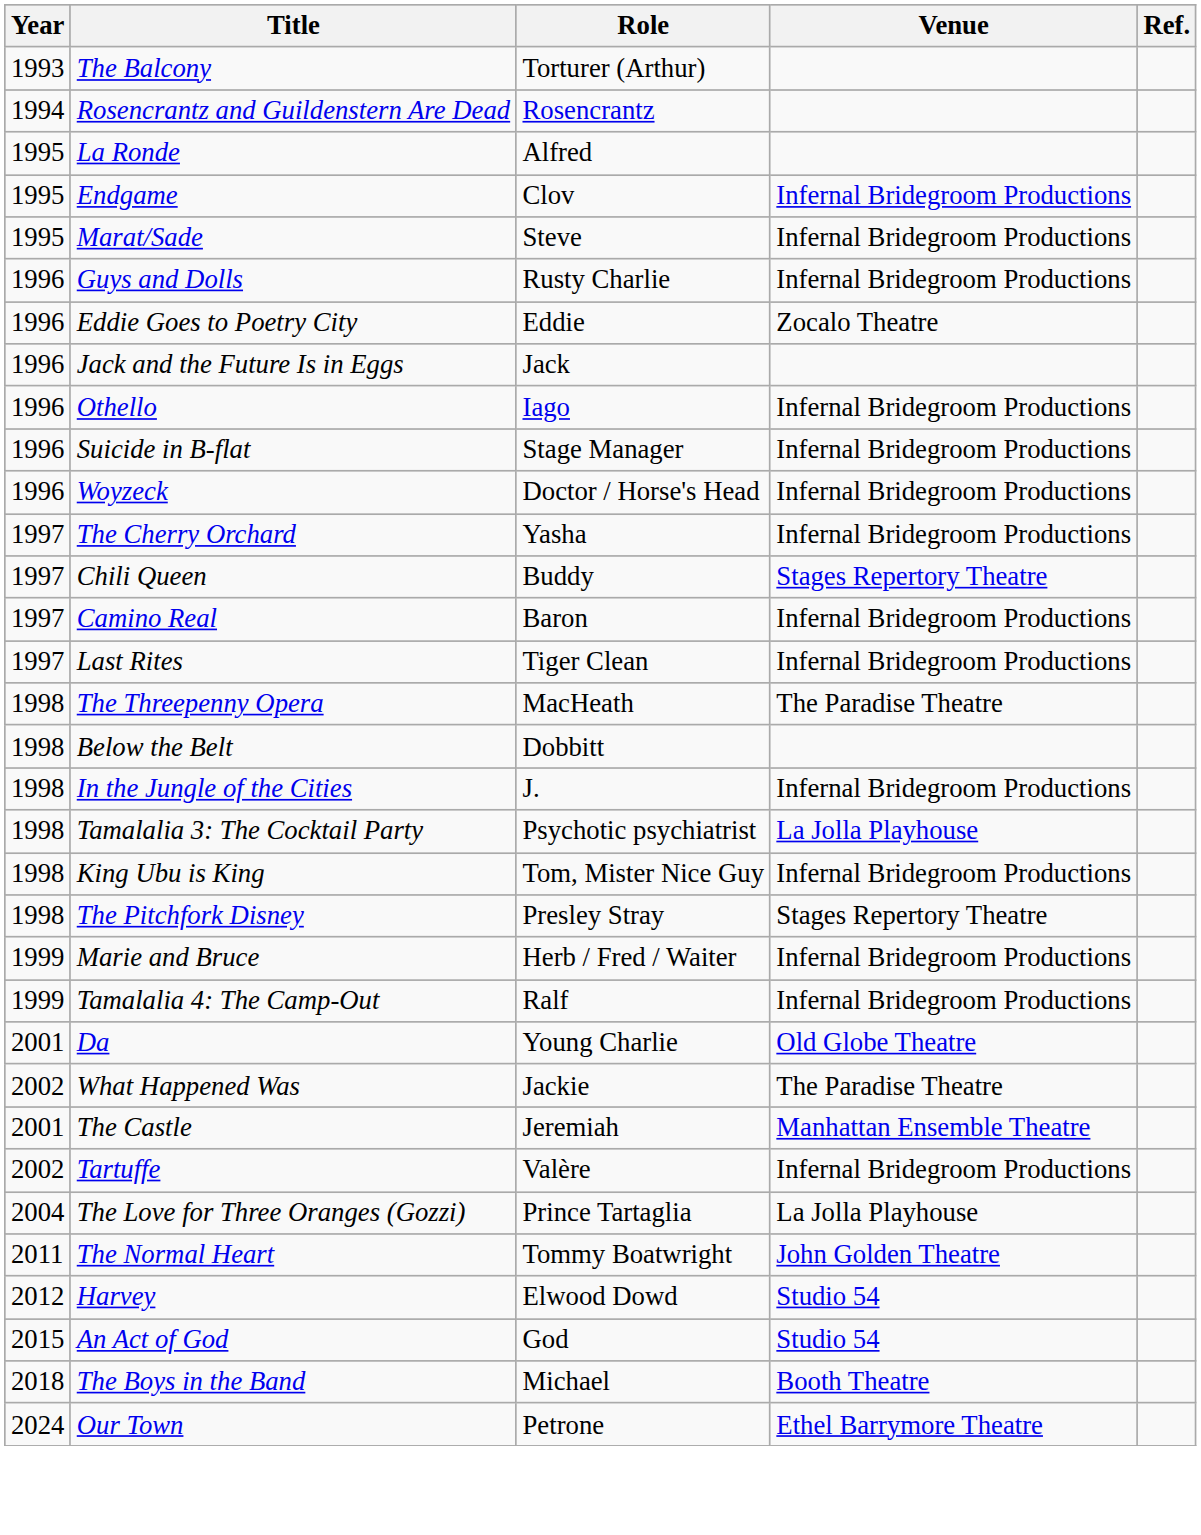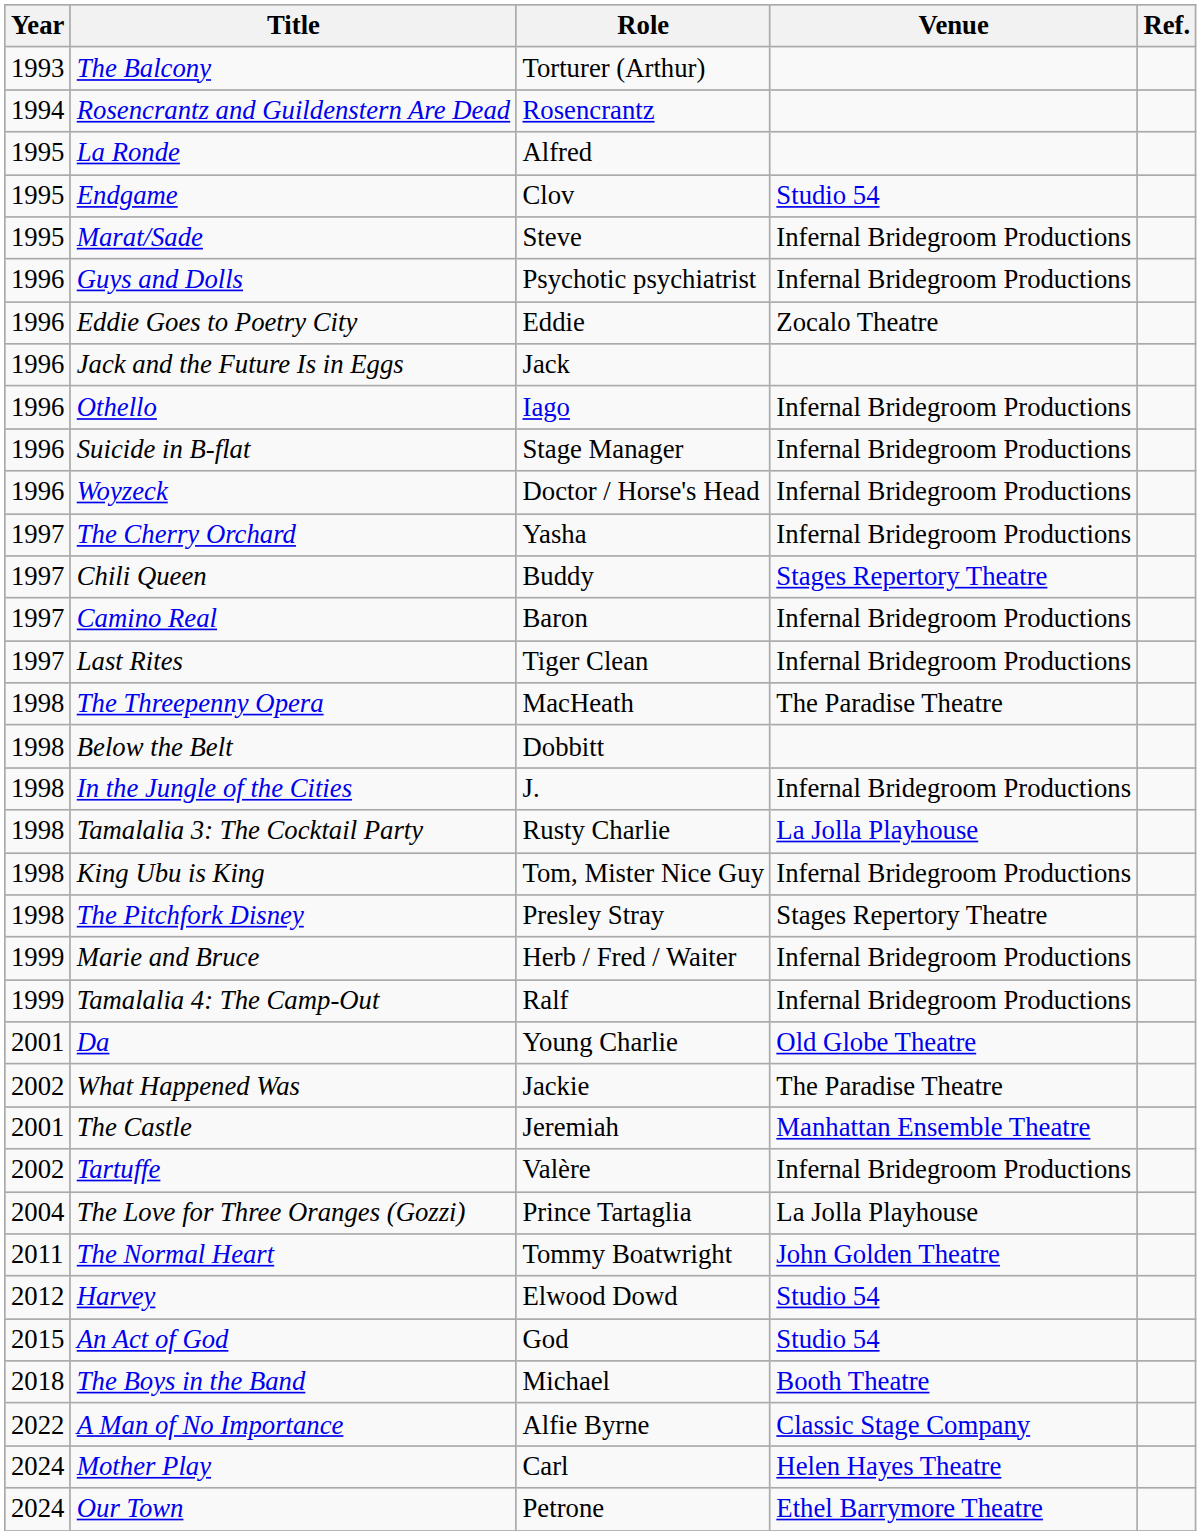(954, 195) Infernal Bridegroom Productions -> (828, 195) Studio 54
(596, 279) Rusty Charlie -> (639, 279) Psychotic psychiatrist
(639, 830) Psychotic psychiatrist -> (596, 830) Rusty Charlie
+ row: (210, 1424)
+ row: (144, 1466)
